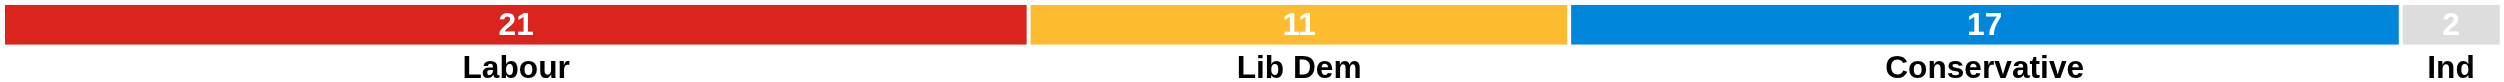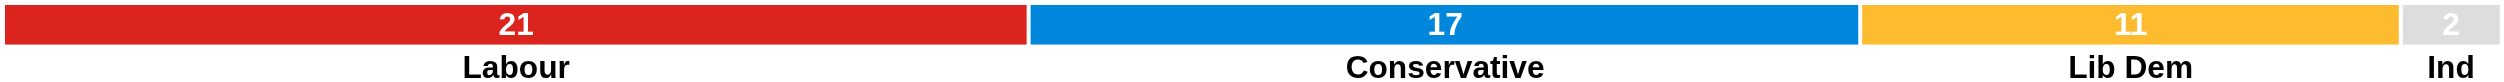columns swapped: (1985, 24) <-> (1299, 24)
